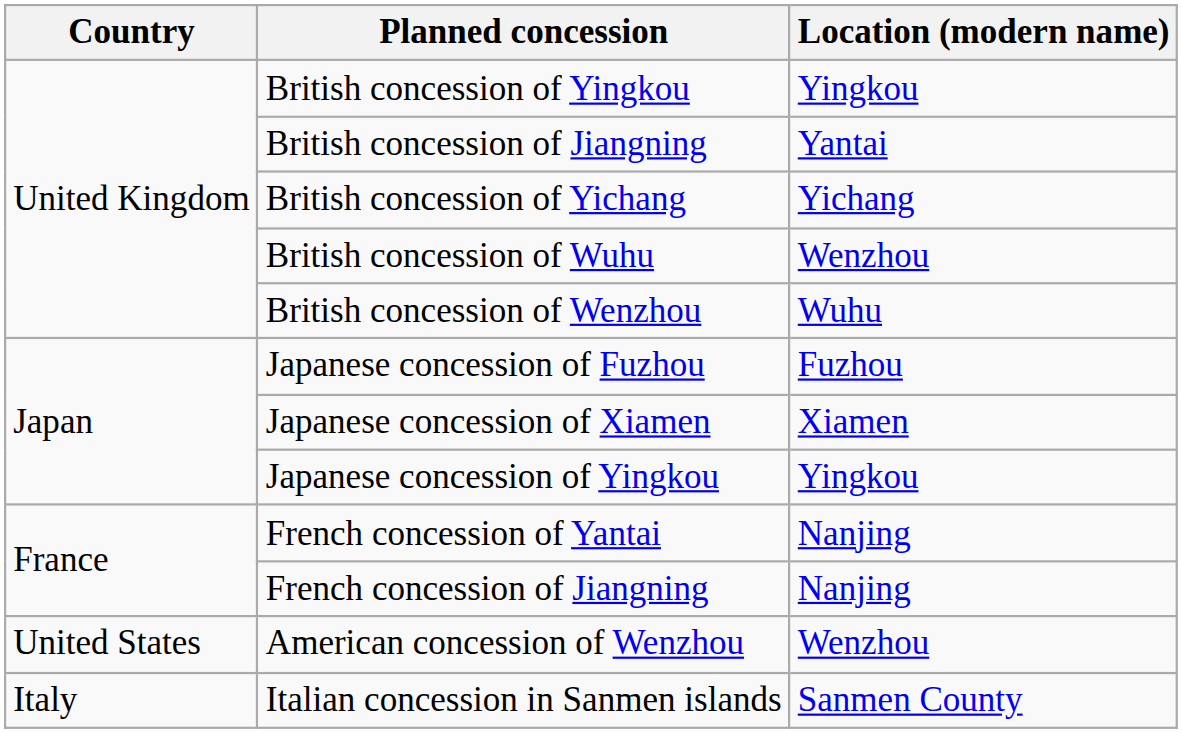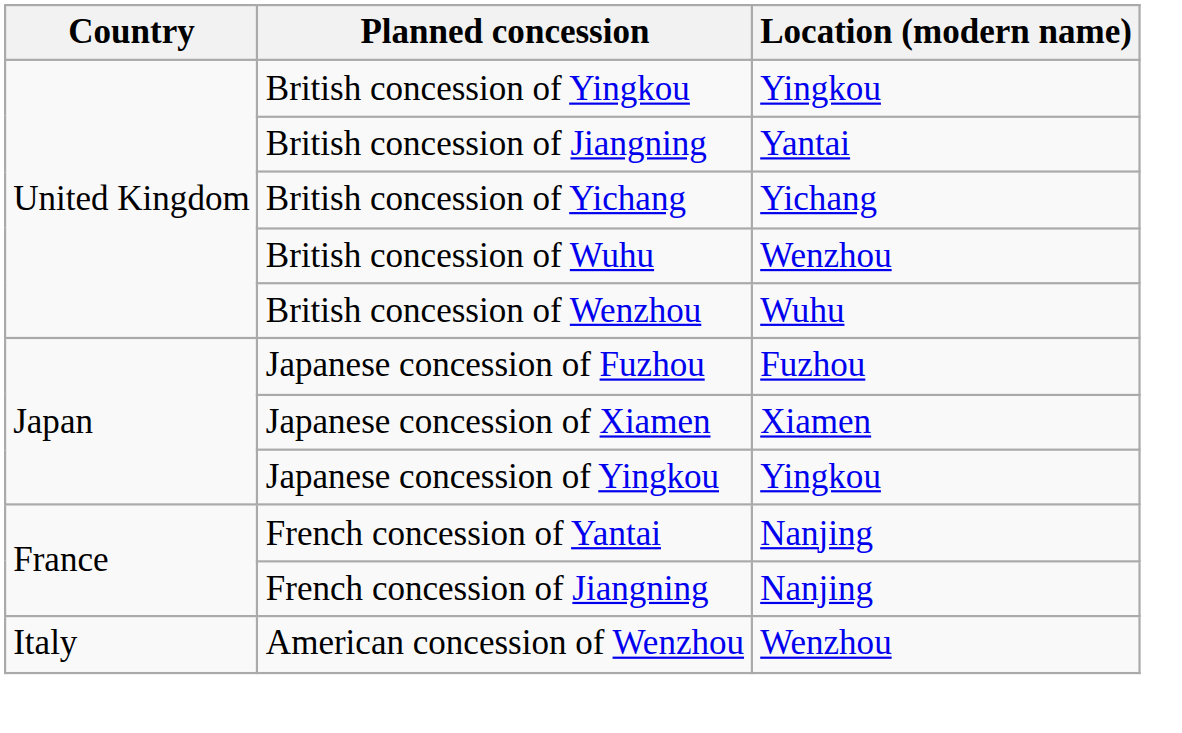(107, 643) United States -> (45, 643) Italy
- row: (524, 699)
